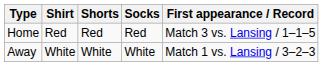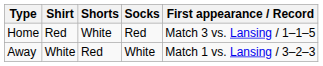(92, 33) Red -> (96, 33) White
(96, 52) White -> (92, 52) Red
